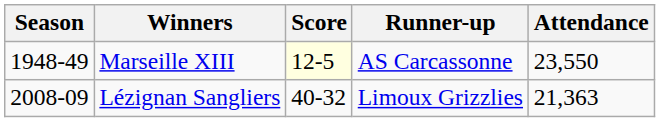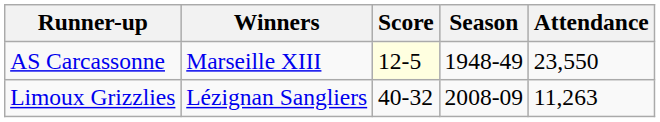columns swapped: (49, 23) <-> (440, 23)
(566, 97) 21,363 -> (566, 97) 11,263
